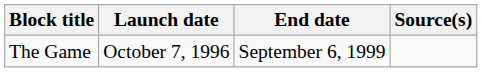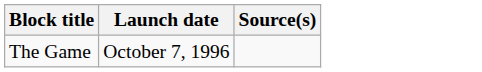- column: (312, 19)
